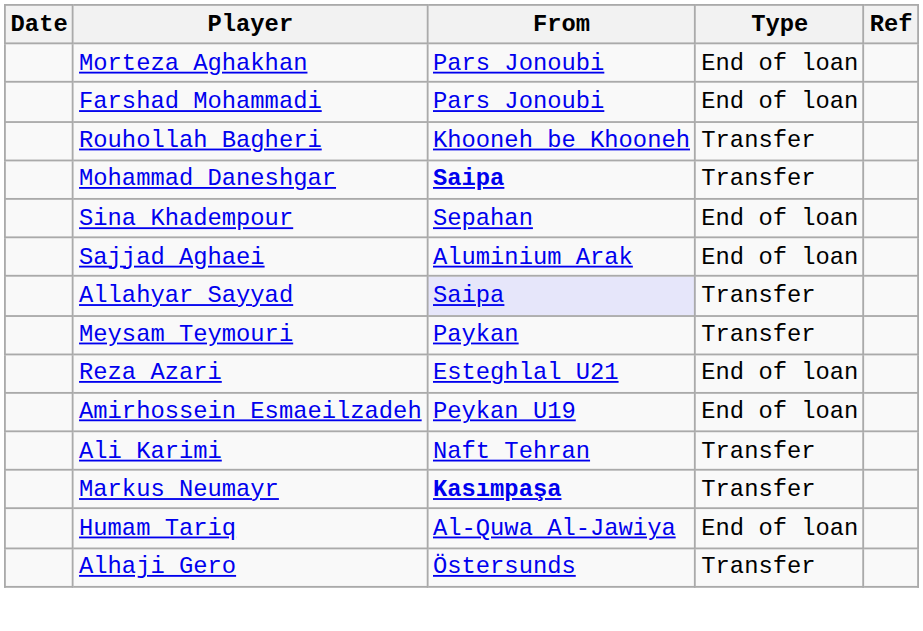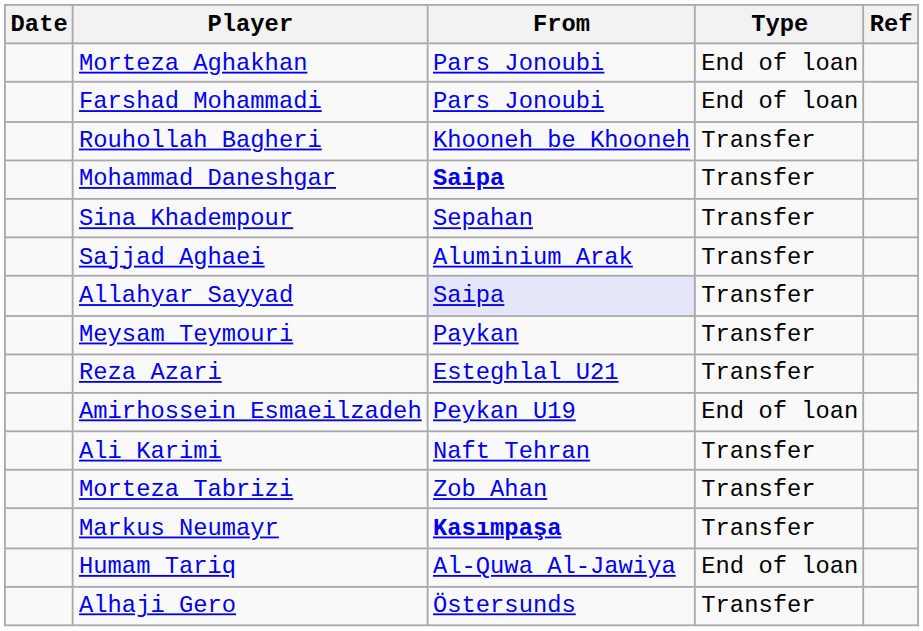(780, 218) End of loan -> (758, 218) Transfer
(780, 257) End of loan -> (758, 257) Transfer
(780, 373) End of loan -> (758, 373) Transfer
+ row: (186, 490)
